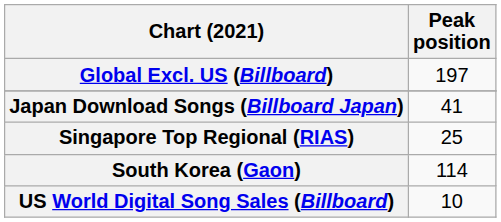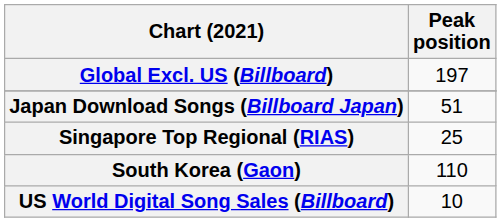(452, 106) 41 -> (452, 106) 51
(452, 169) 114 -> (452, 169) 110
